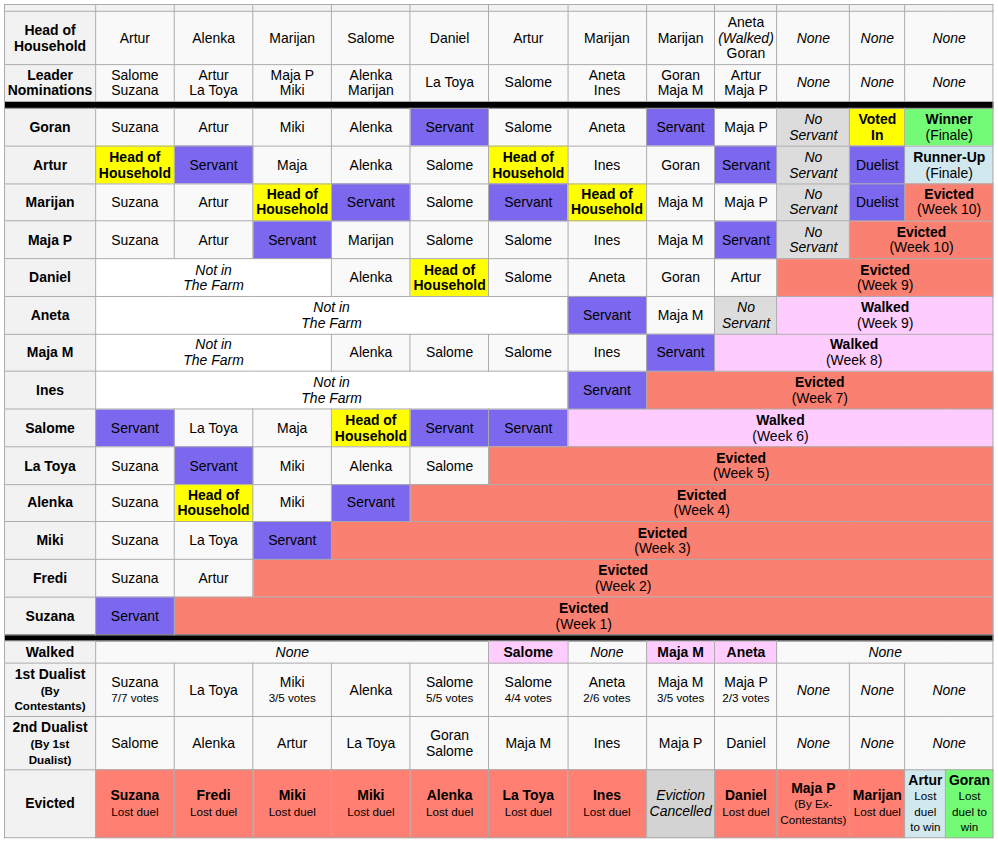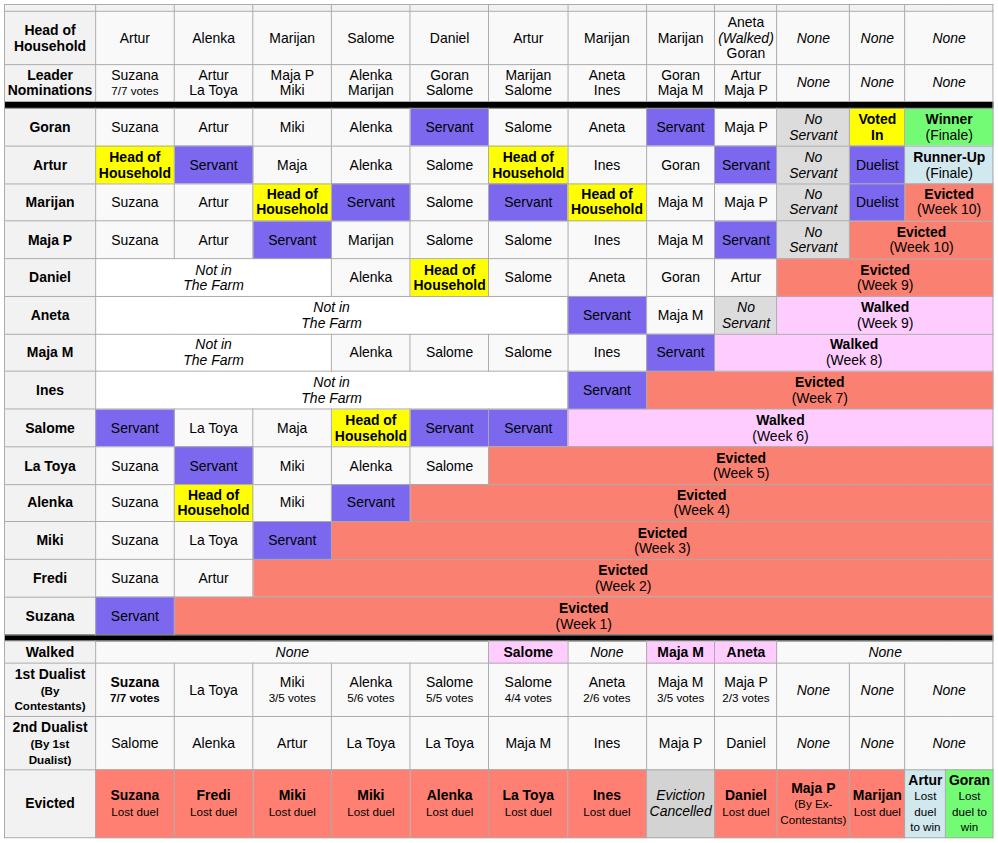(135, 83) Salome Suzana -> (135, 83) Suzana 7/7 votes
(450, 83) La Toya -> (450, 83) Goran Salome
(528, 83) Salome -> (528, 83) Marijan Salome
(135, 690) normal -> (135, 690) bold
(371, 690) Alenka -> (371, 690) Alenka 5/6 votes
(450, 743) Goran Salome -> (450, 743) La Toya
